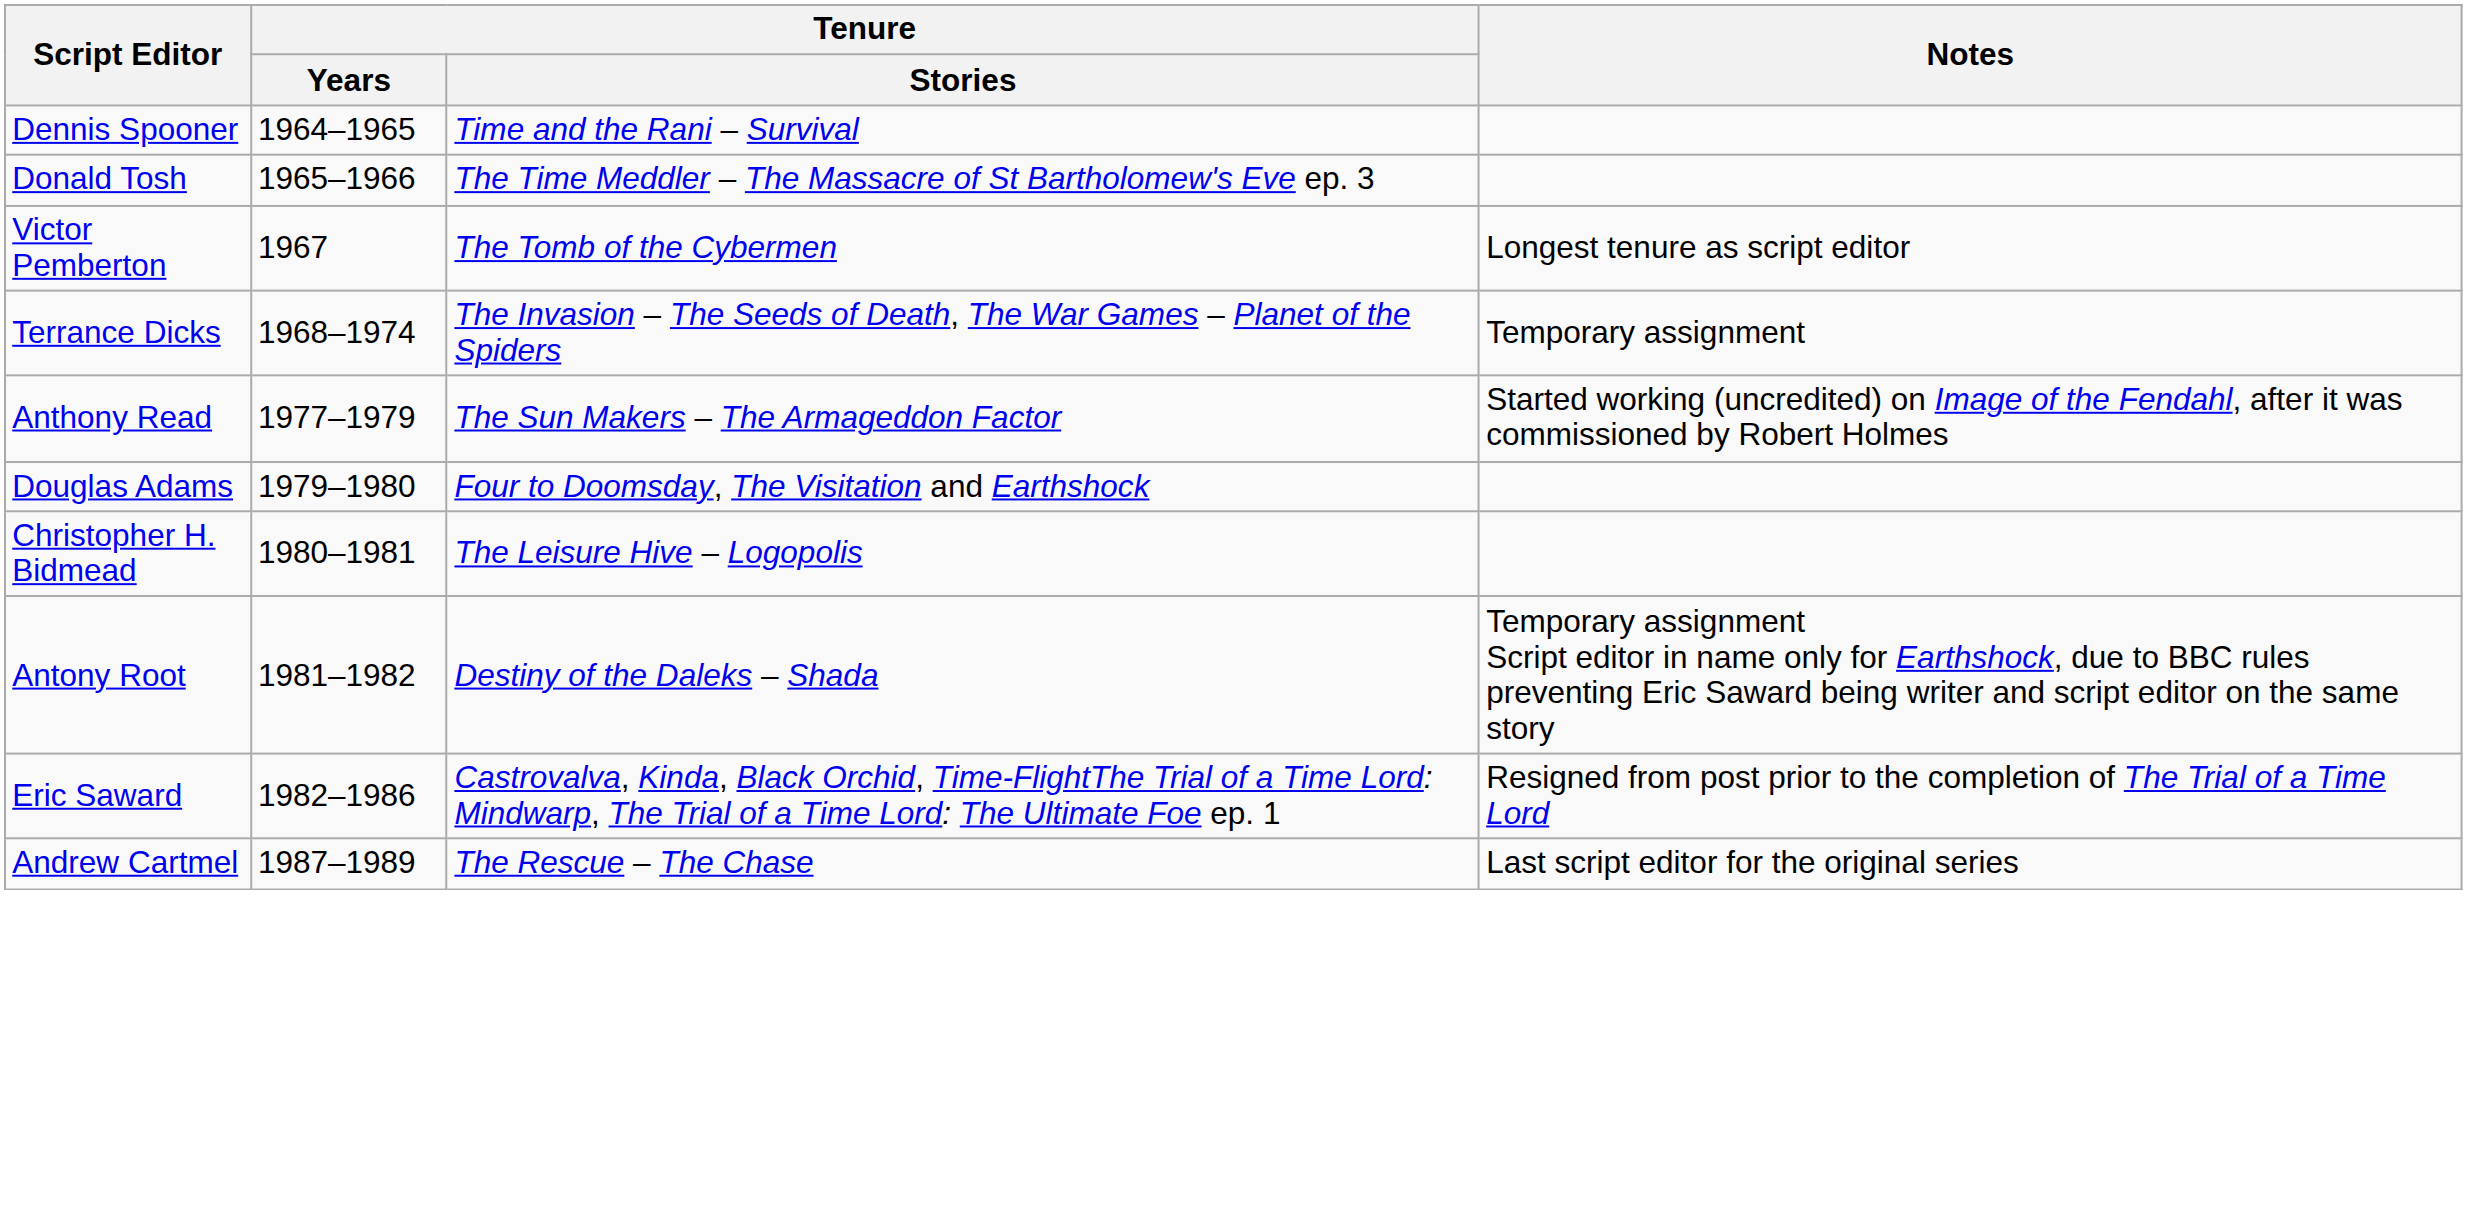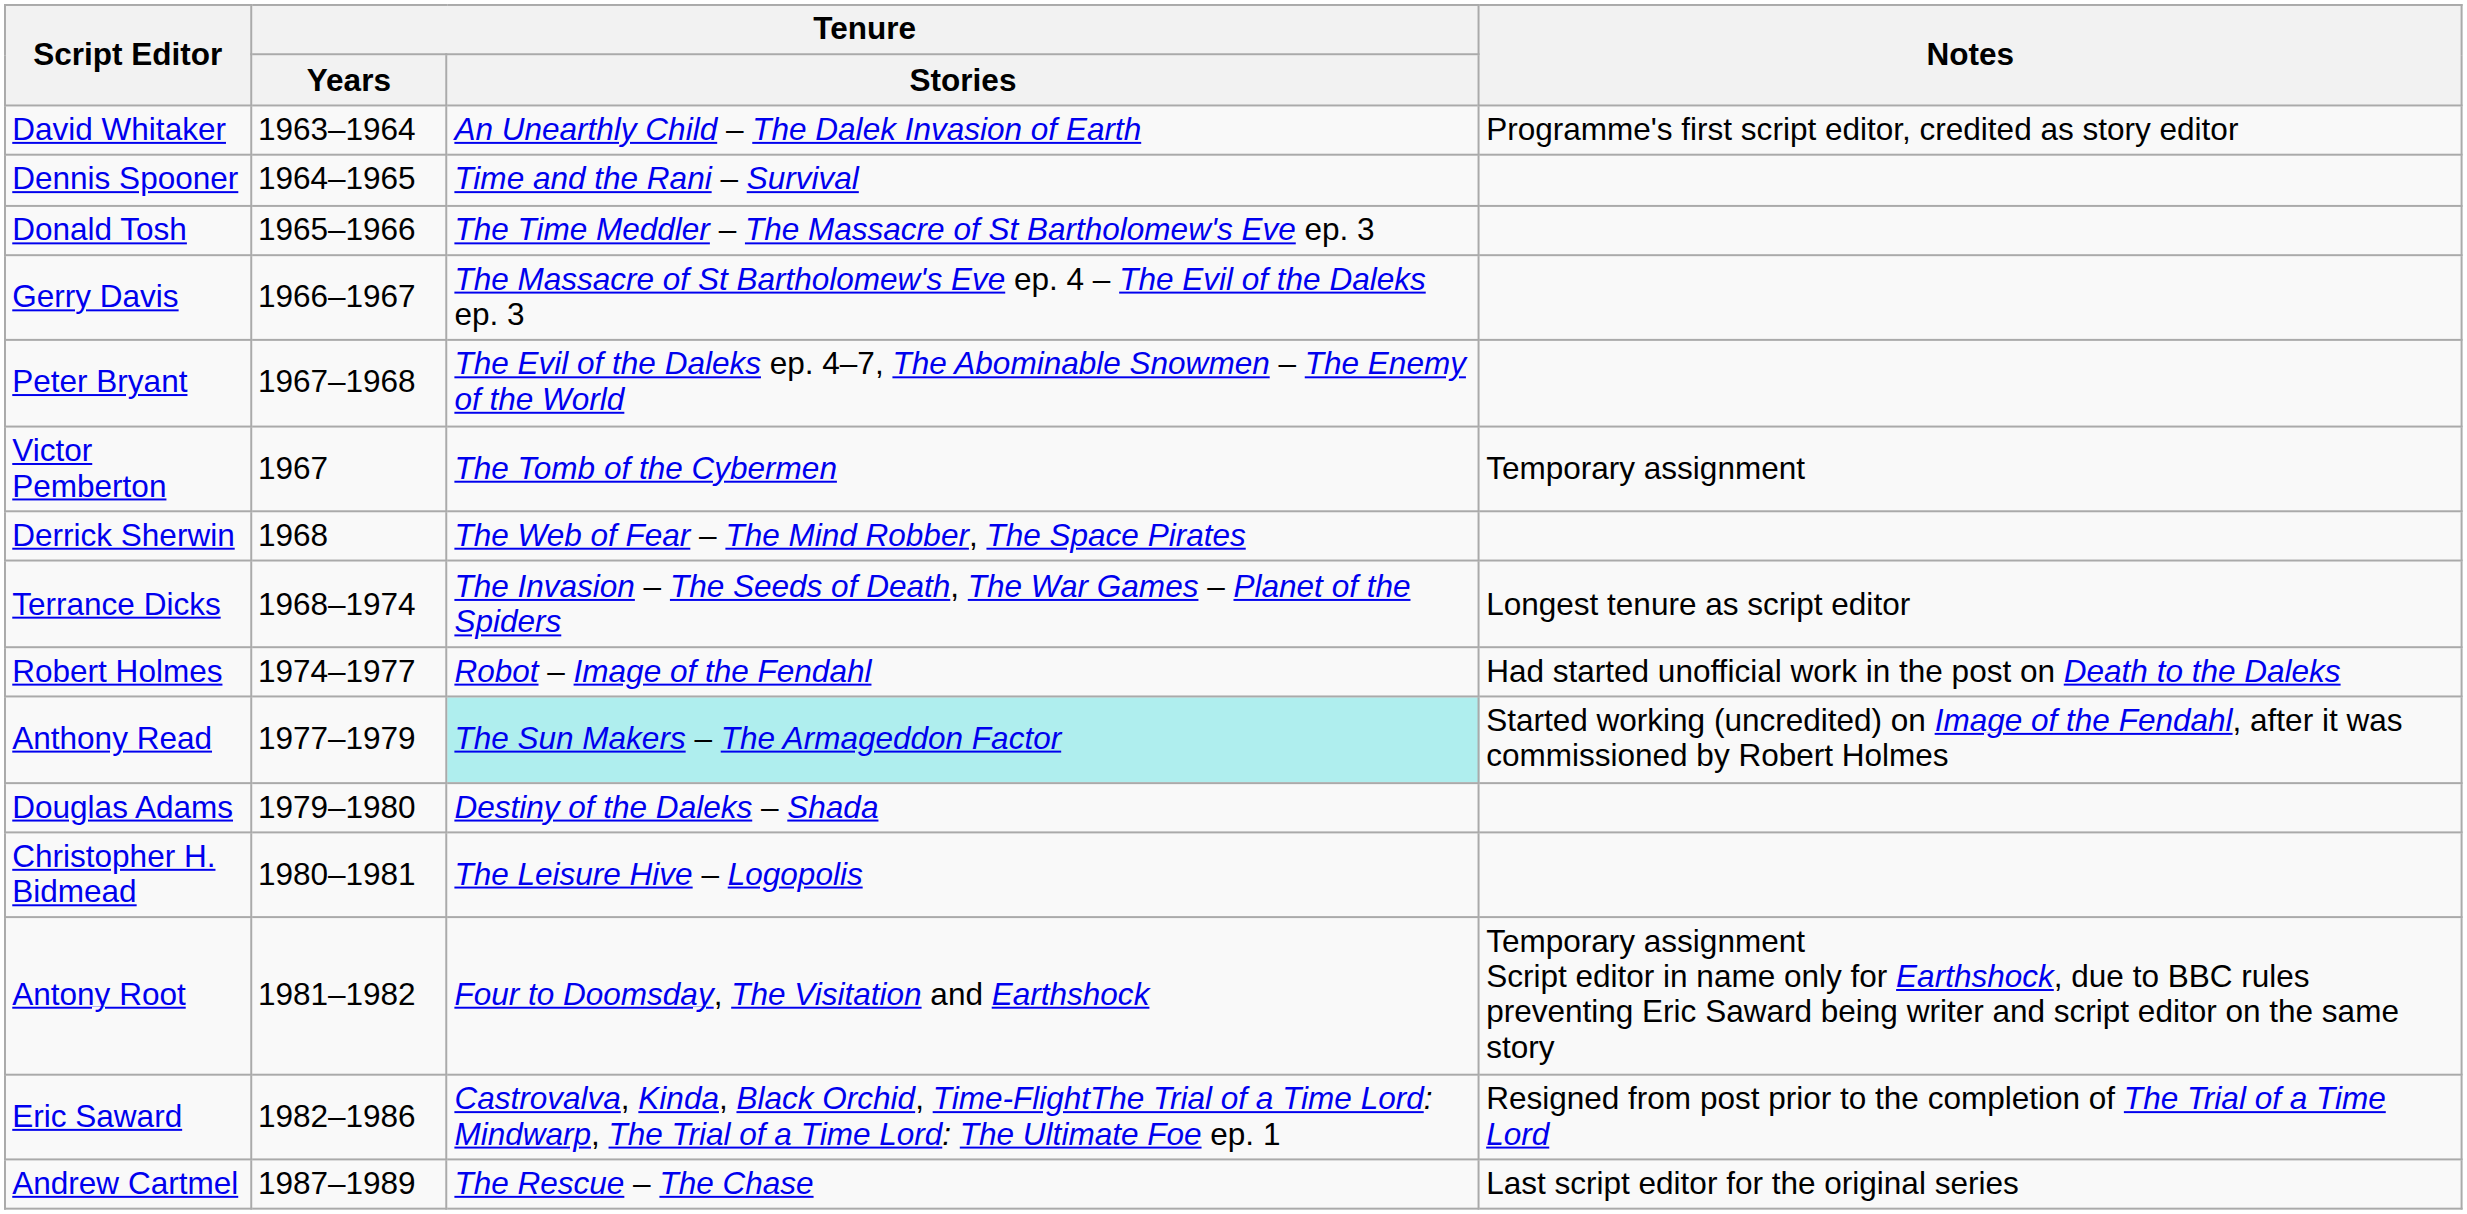+ row: (119, 129)
+ row: (95, 297)
+ row: (100, 382)
(1698, 247) Longest tenure as script editor -> (1646, 468) Temporary assignment
+ row: (123, 535)
(1646, 332) Temporary assignment -> (1698, 603) Longest tenure as script editor
+ row: (117, 671)
(758, 418) no background -> (758, 738) paleturquoise background
(802, 485) Four to Doomsday, The Visitation and Earthshock -> (666, 806) Destiny of the Daleks – Shada
(666, 674) Destiny of the Daleks – Shada -> (802, 995) Four to Doomsday, The Visitation and Earthshock
